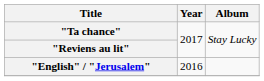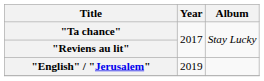(191, 66) 2016 -> (191, 66) 2019
